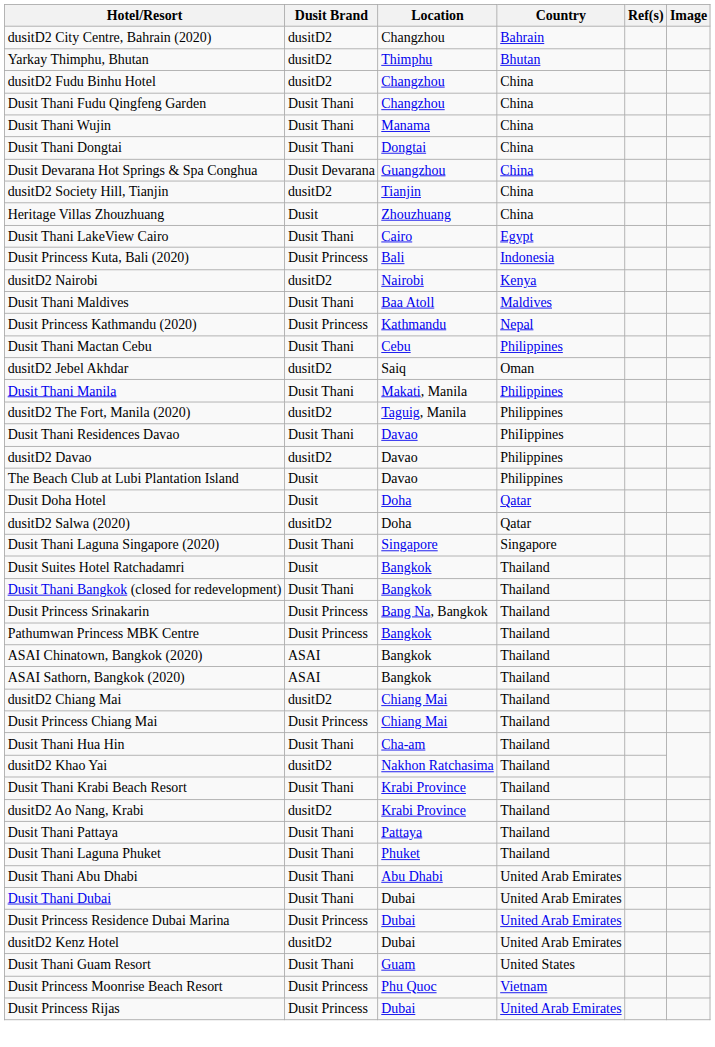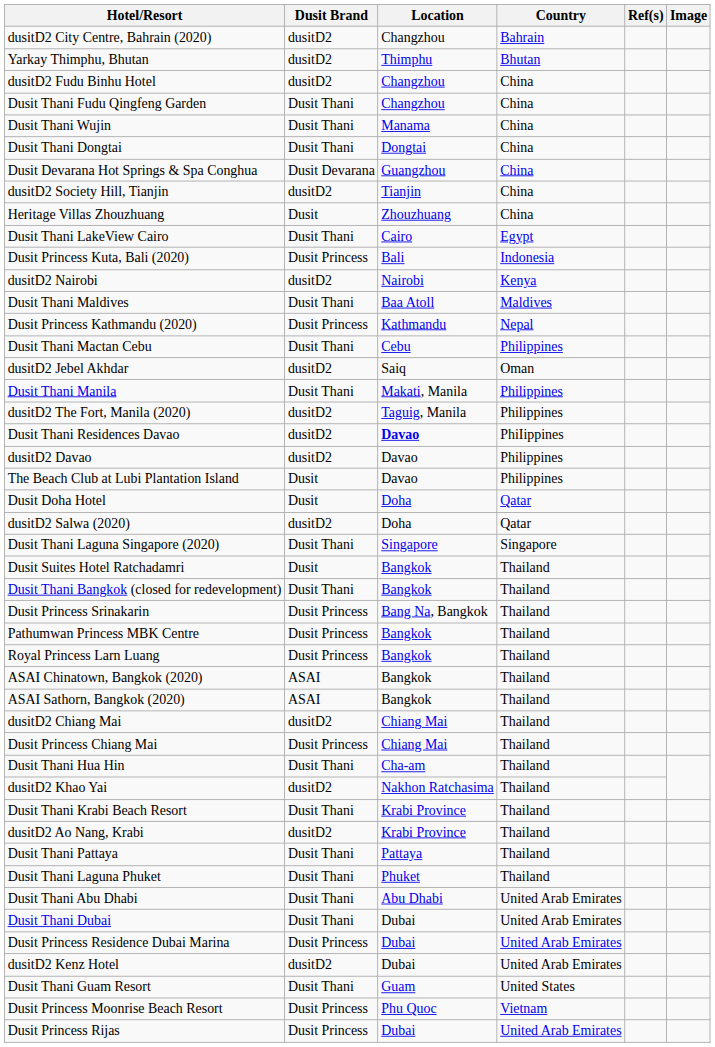(321, 434) Dusit Thani -> (310, 434) dusitD2
(399, 434) normal -> (400, 434) bold
+ row: (84, 655)
